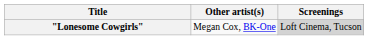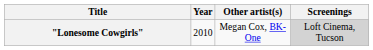+ column: (203, 12)
